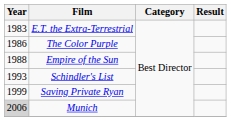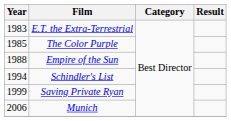(17, 44) 1986 -> (17, 44) 1985
(17, 76) 1993 -> (17, 76) 1994
(17, 108) lightgrey background -> (17, 108) no background
